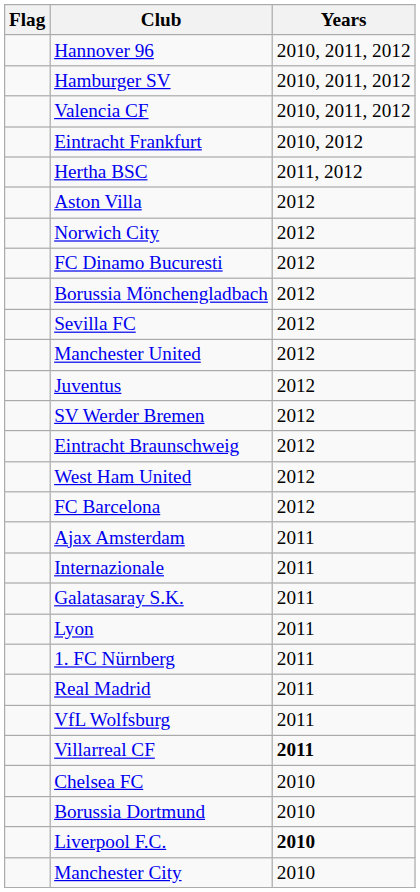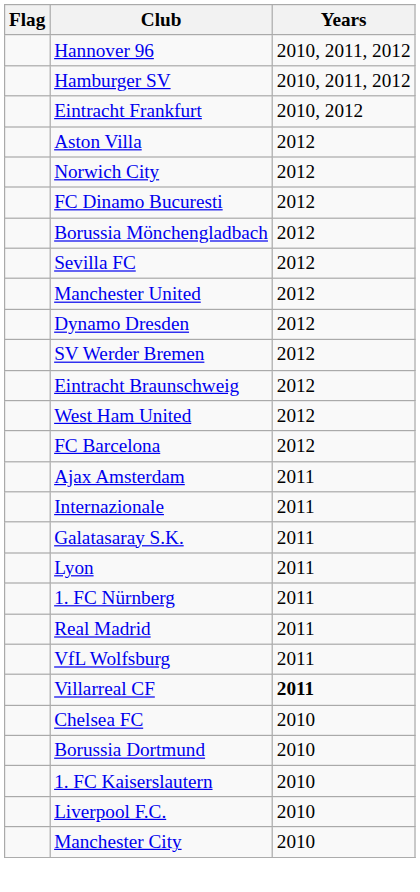- row: (101, 111)
- row: (101, 171)
- row: (88, 385)
+ row: (122, 324)
+ row: (133, 780)
(296, 841) bold -> (296, 811) normal
